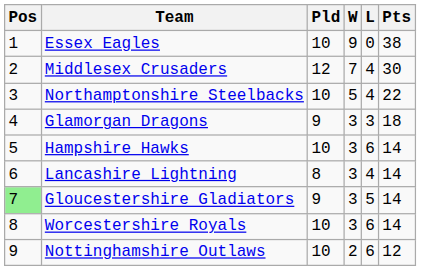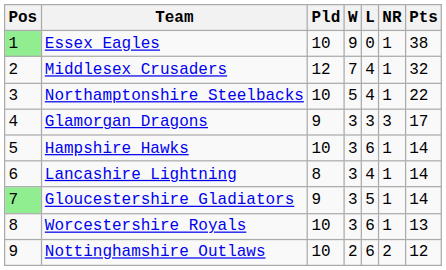+ column: (392, 18)
(13, 44) no background -> (13, 44) lightgreen background
(392, 70) 30 -> (419, 70) 32
(392, 122) 18 -> (419, 122) 17
(392, 226) 14 -> (419, 226) 13
